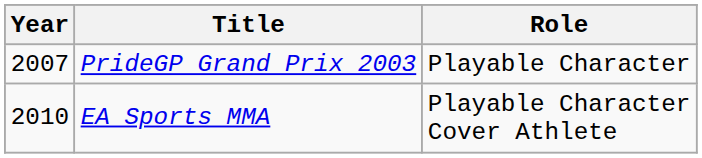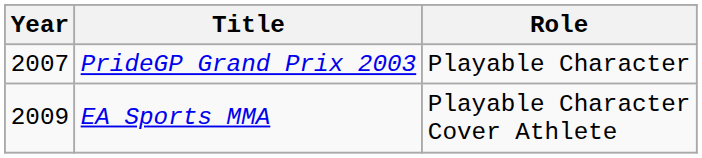(40, 118) 2010 -> (40, 118) 2009
